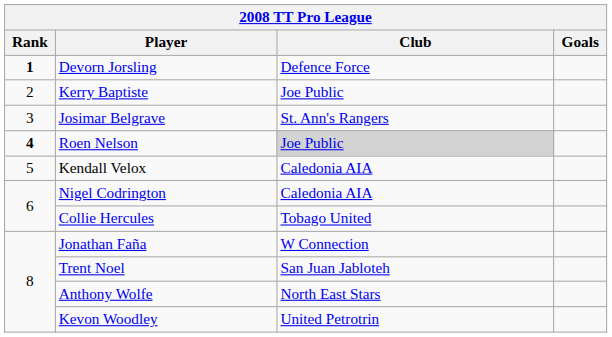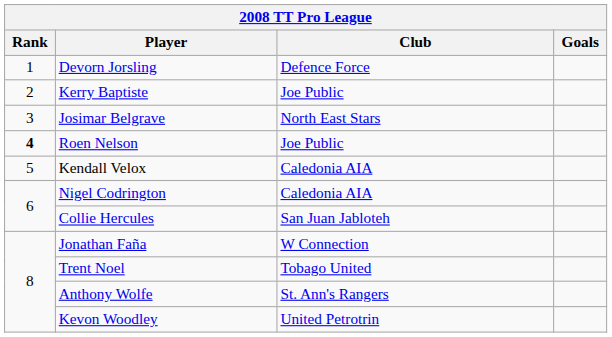(30, 67) bold -> (30, 67) normal
(335, 118) St. Ann's Rangers -> (330, 118) North East Stars
(312, 143) lightgrey background -> (312, 143) no background
(326, 218) Tobago United -> (335, 218) San Juan Jabloteh
(335, 269) San Juan Jabloteh -> (326, 269) Tobago United
(330, 294) North East Stars -> (335, 294) St. Ann's Rangers
